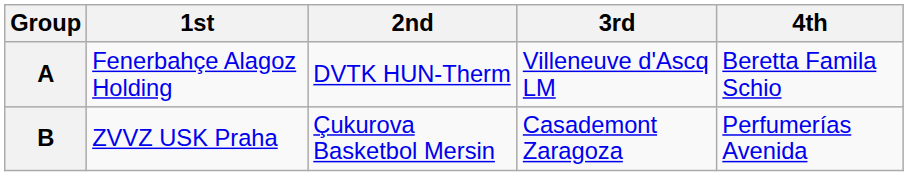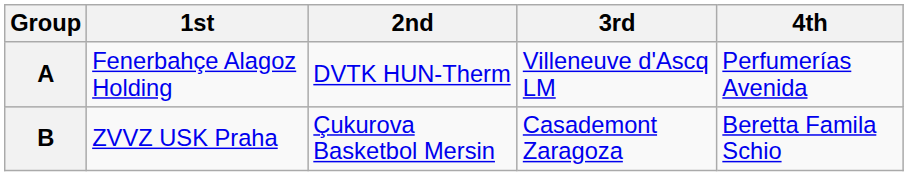(799, 74) Beretta Famila Schio -> (787, 74) Perfumerías Avenida
(787, 138) Perfumerías Avenida -> (799, 138) Beretta Famila Schio
